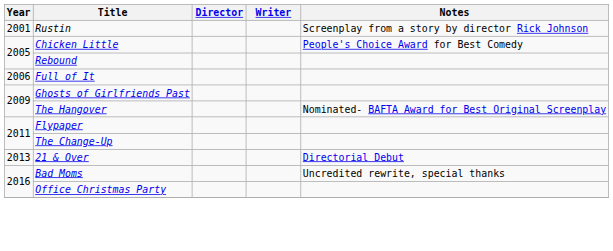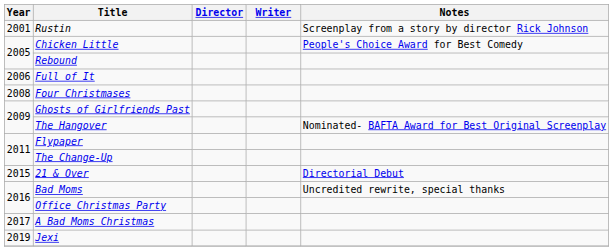+ row: (83, 93)
(19, 157) 2013 -> (19, 173) 2015
+ row: (95, 222)
+ row: (47, 238)
